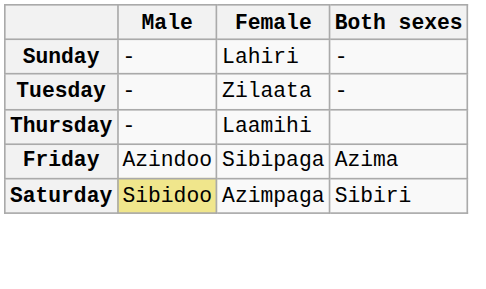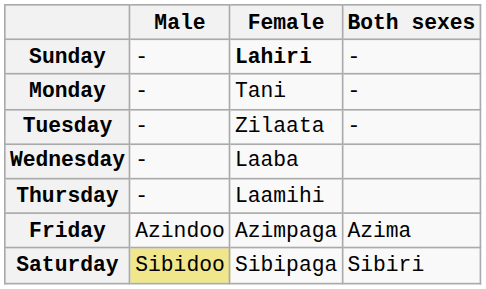(261, 57) normal -> (273, 57) bold
+ row: (67, 92)
+ row: (67, 161)
(273, 161) Sibipaga -> (286, 231) Azimpaga
(273, 196) Azimpaga -> (286, 265) Sibipaga
